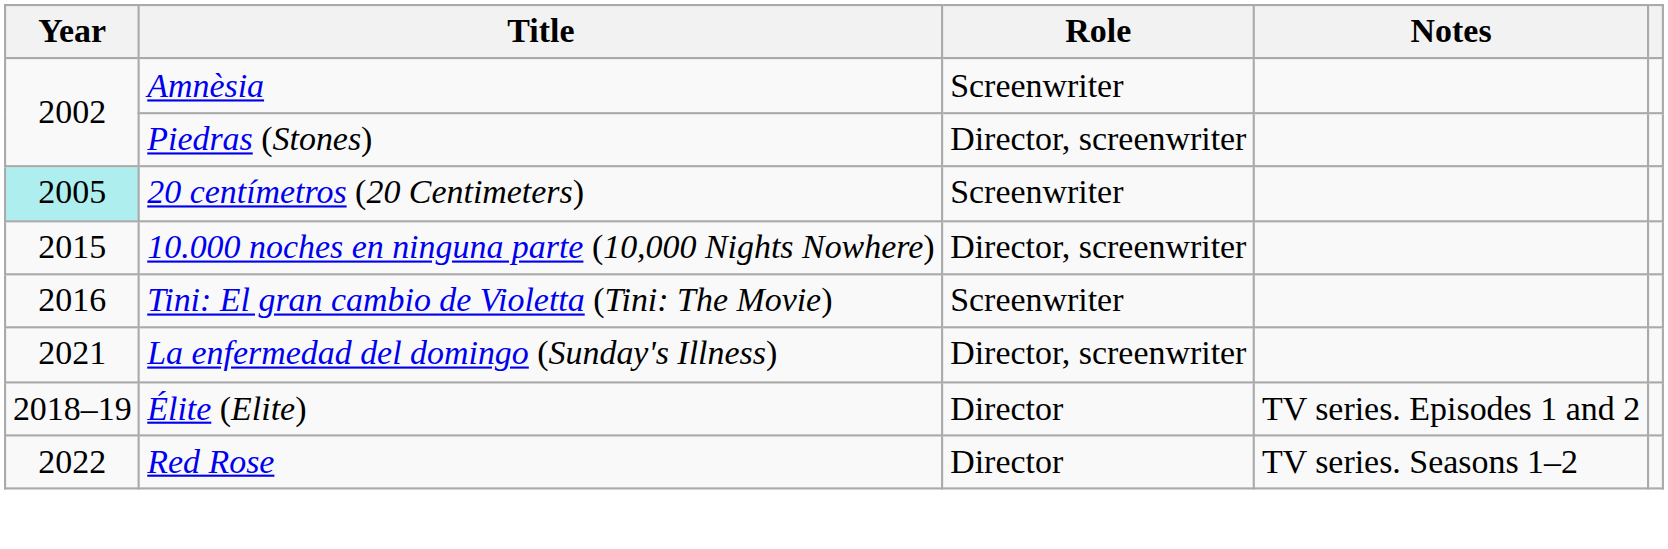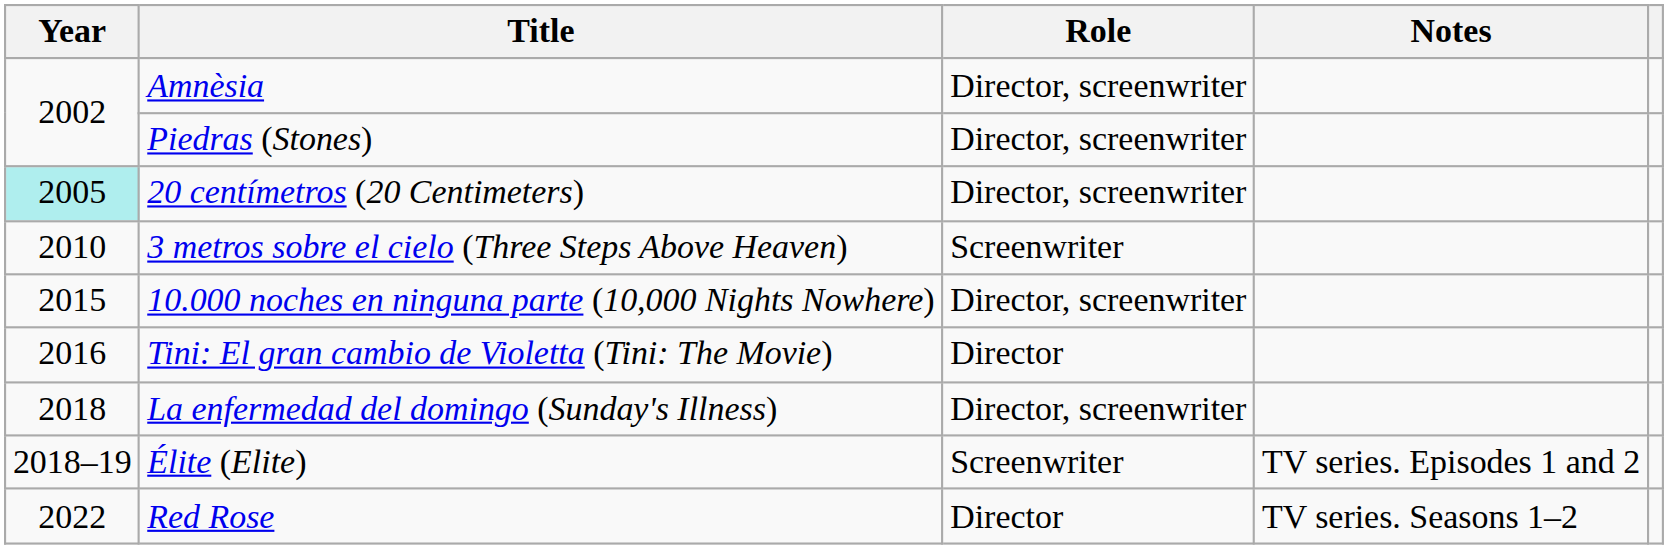(1037, 85) Screenwriter -> (1098, 85) Director, screenwriter
(1037, 192) Screenwriter -> (1098, 192) Director, screenwriter
+ row: (497, 246)
(1037, 300) Screenwriter -> (1007, 354) Director
(72, 354) 2021 -> (72, 407) 2018
(1007, 407) Director -> (1037, 461) Screenwriter
